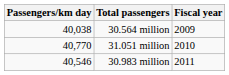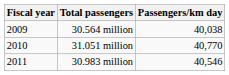columns swapped: (198, 12) <-> (49, 12)
